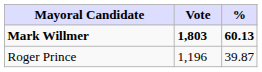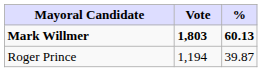(192, 56) 1,196 -> (192, 56) 1,194
